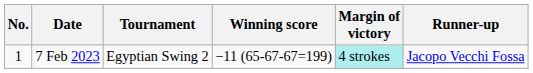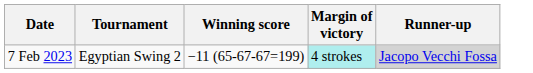- column: (18, 24)
(466, 56) no background -> (438, 56) lightgrey background
